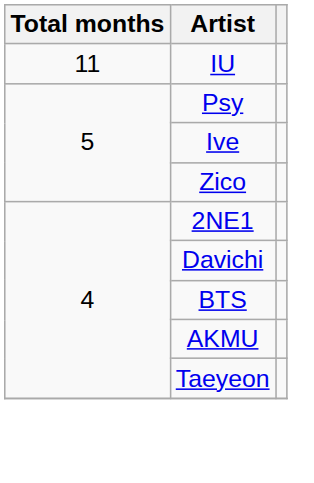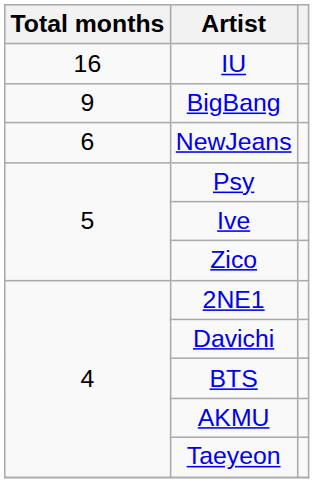(87, 63) 11 -> (87, 63) 16
+ row: (234, 102)
+ row: (234, 142)
